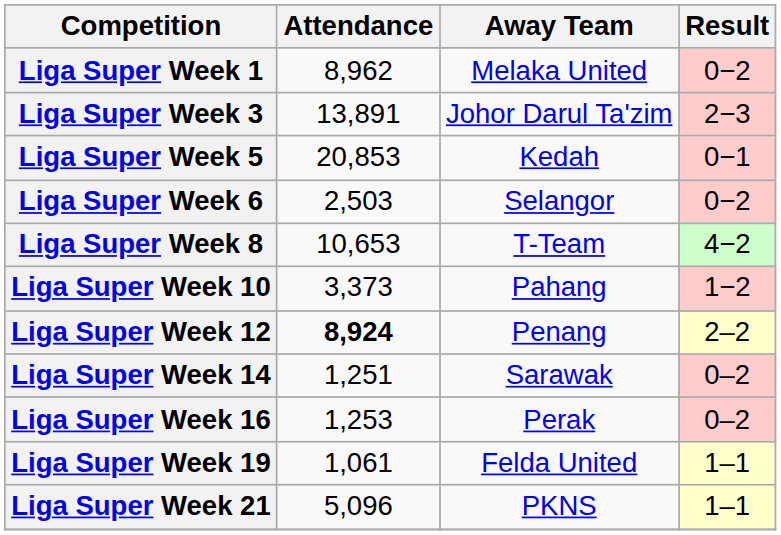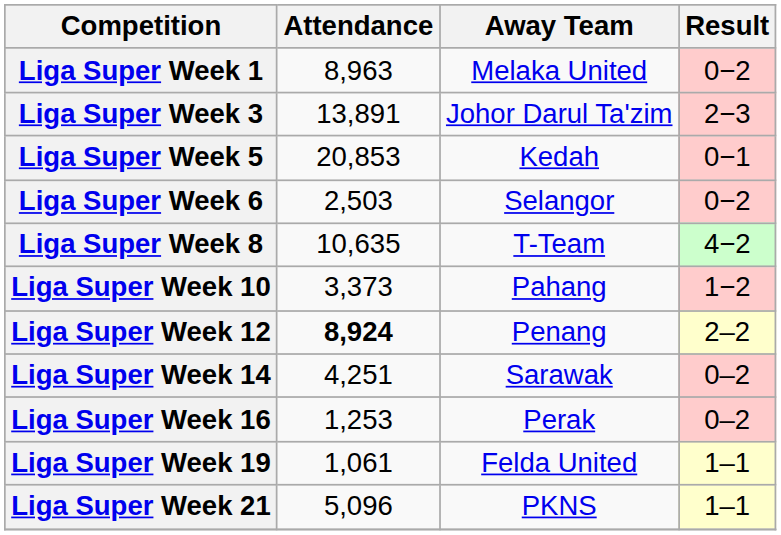(358, 69) 8,962 -> (358, 69) 8,963
(358, 244) 10,653 -> (358, 244) 10,635
(358, 375) 1,251 -> (358, 375) 4,251
